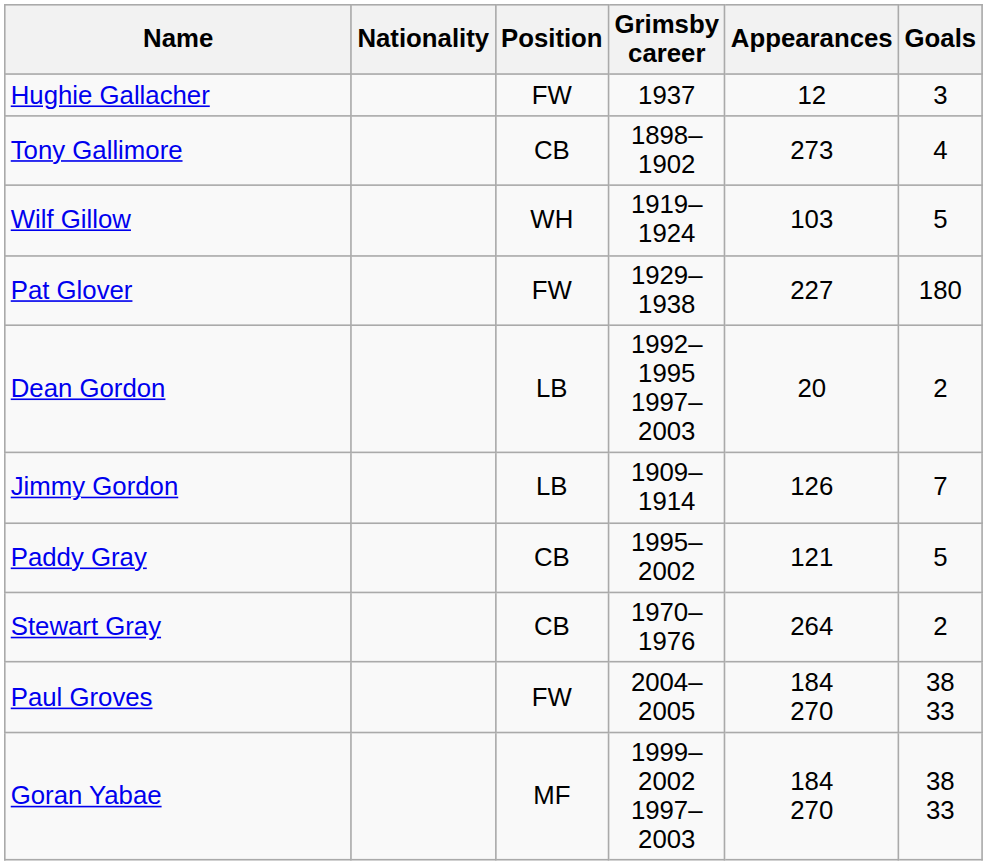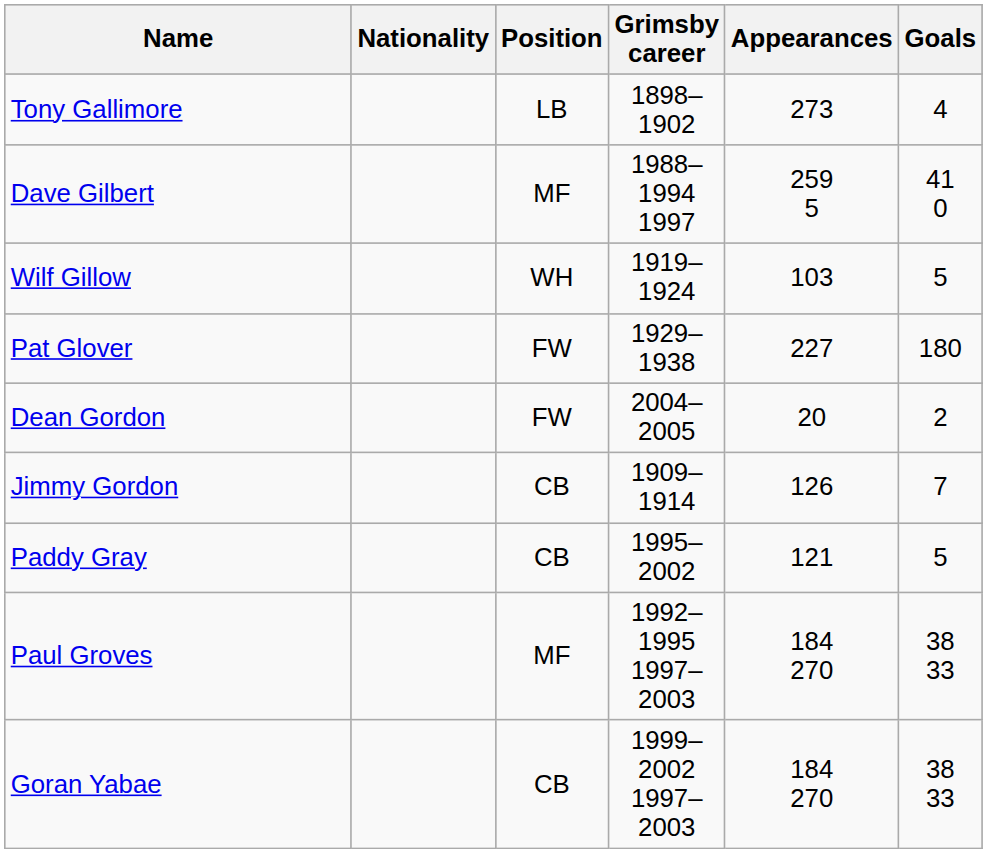- row: (110, 94)
(552, 150) CB -> (552, 109) LB
+ row: (82, 193)
(552, 388) LB -> (552, 417) FW
(667, 388) 1992–1995 1997–2003 -> (667, 417) 2004–2005
(552, 487) LB -> (552, 487) CB
- row: (86, 627)
(552, 696) FW -> (552, 656) MF
(667, 696) 2004–2005 -> (667, 656) 1992–1995 1997–2003
(552, 795) MF -> (552, 783) CB
